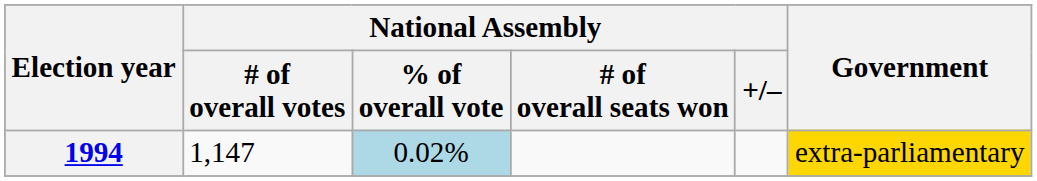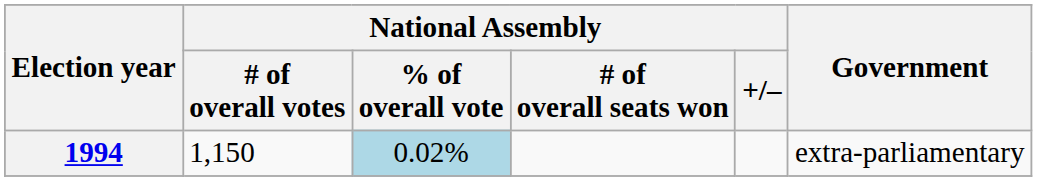(222, 152) 1,147 -> (222, 152) 1,150
(910, 152) gold background -> (910, 152) no background
